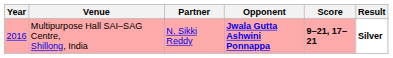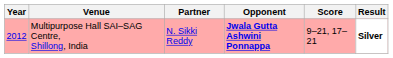(17, 36) 2016 -> (17, 36) 2012
(327, 36) bold -> (327, 36) normal
